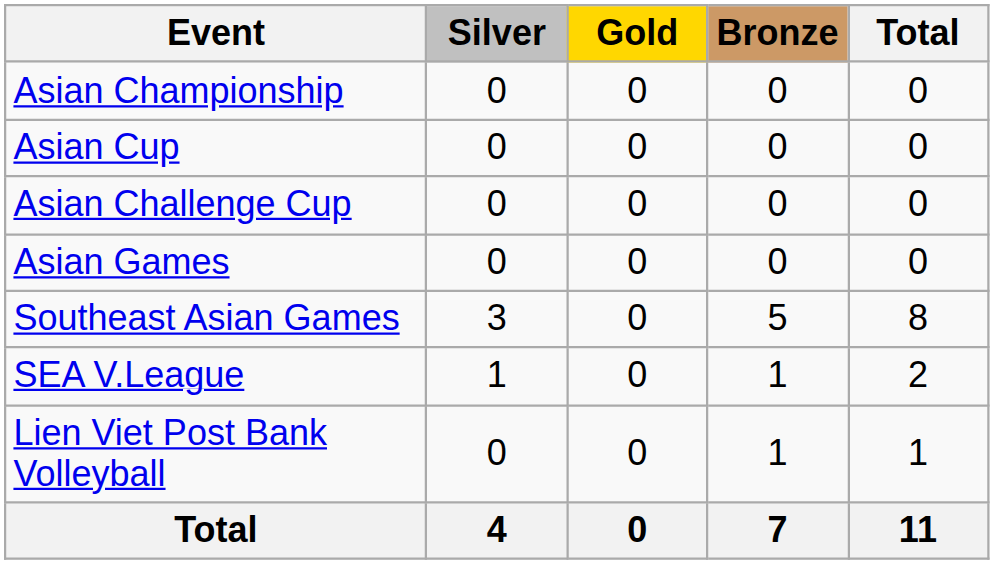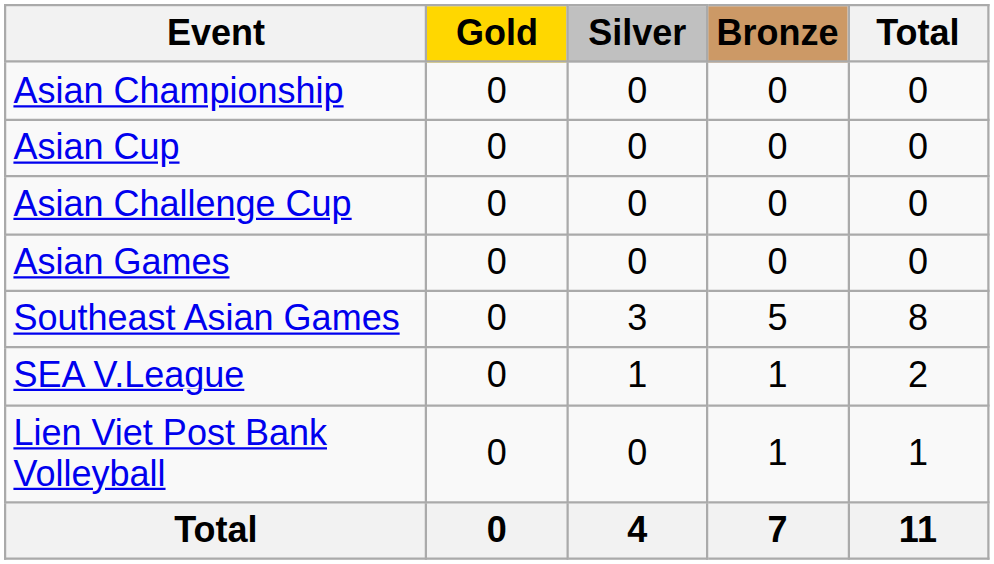columns swapped: (637, 33) <-> (497, 33)
